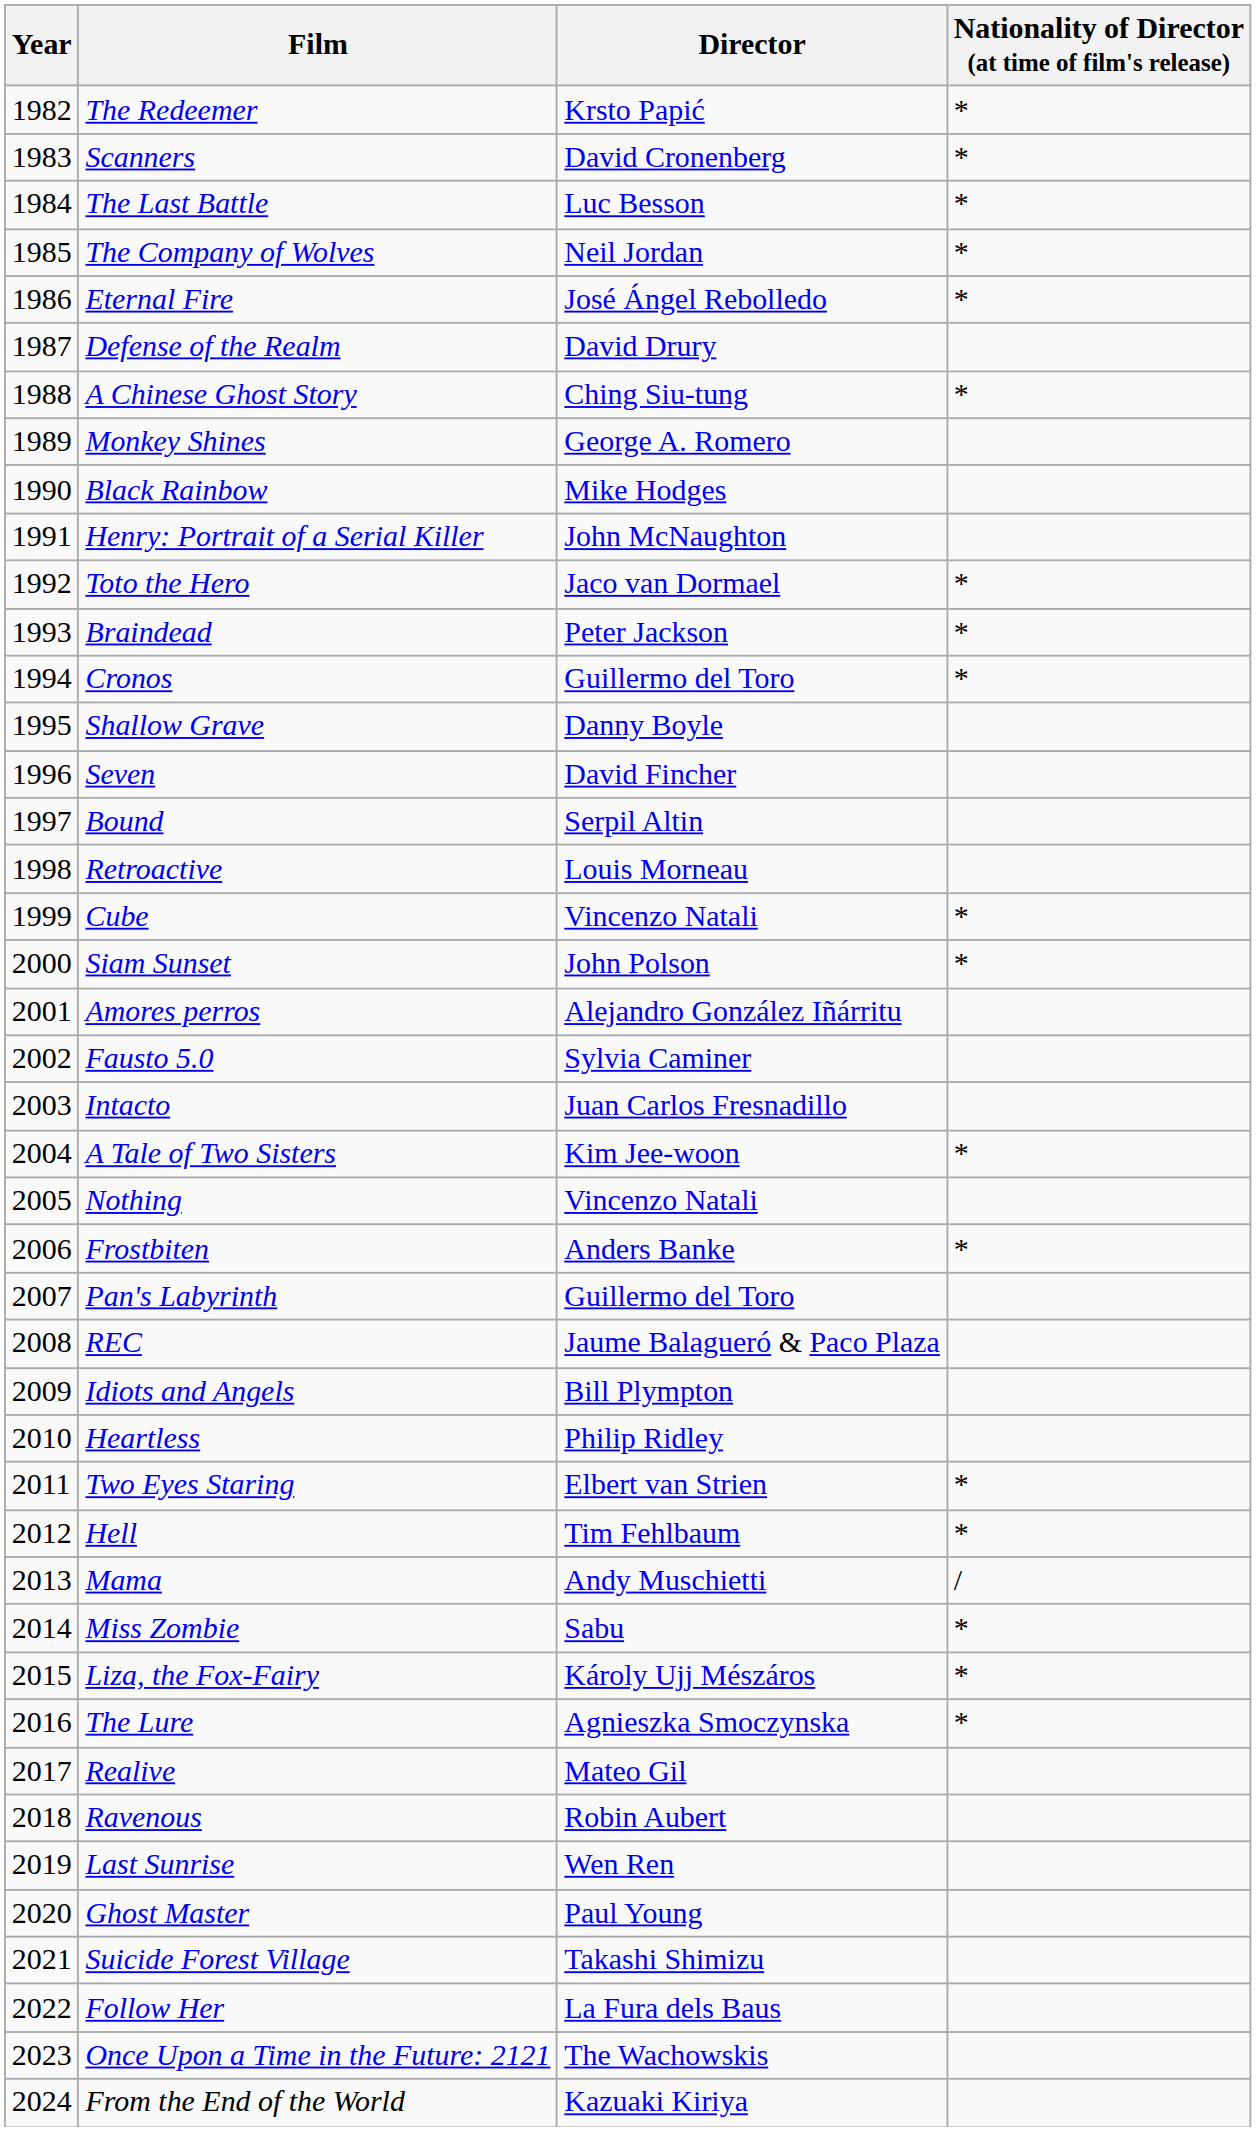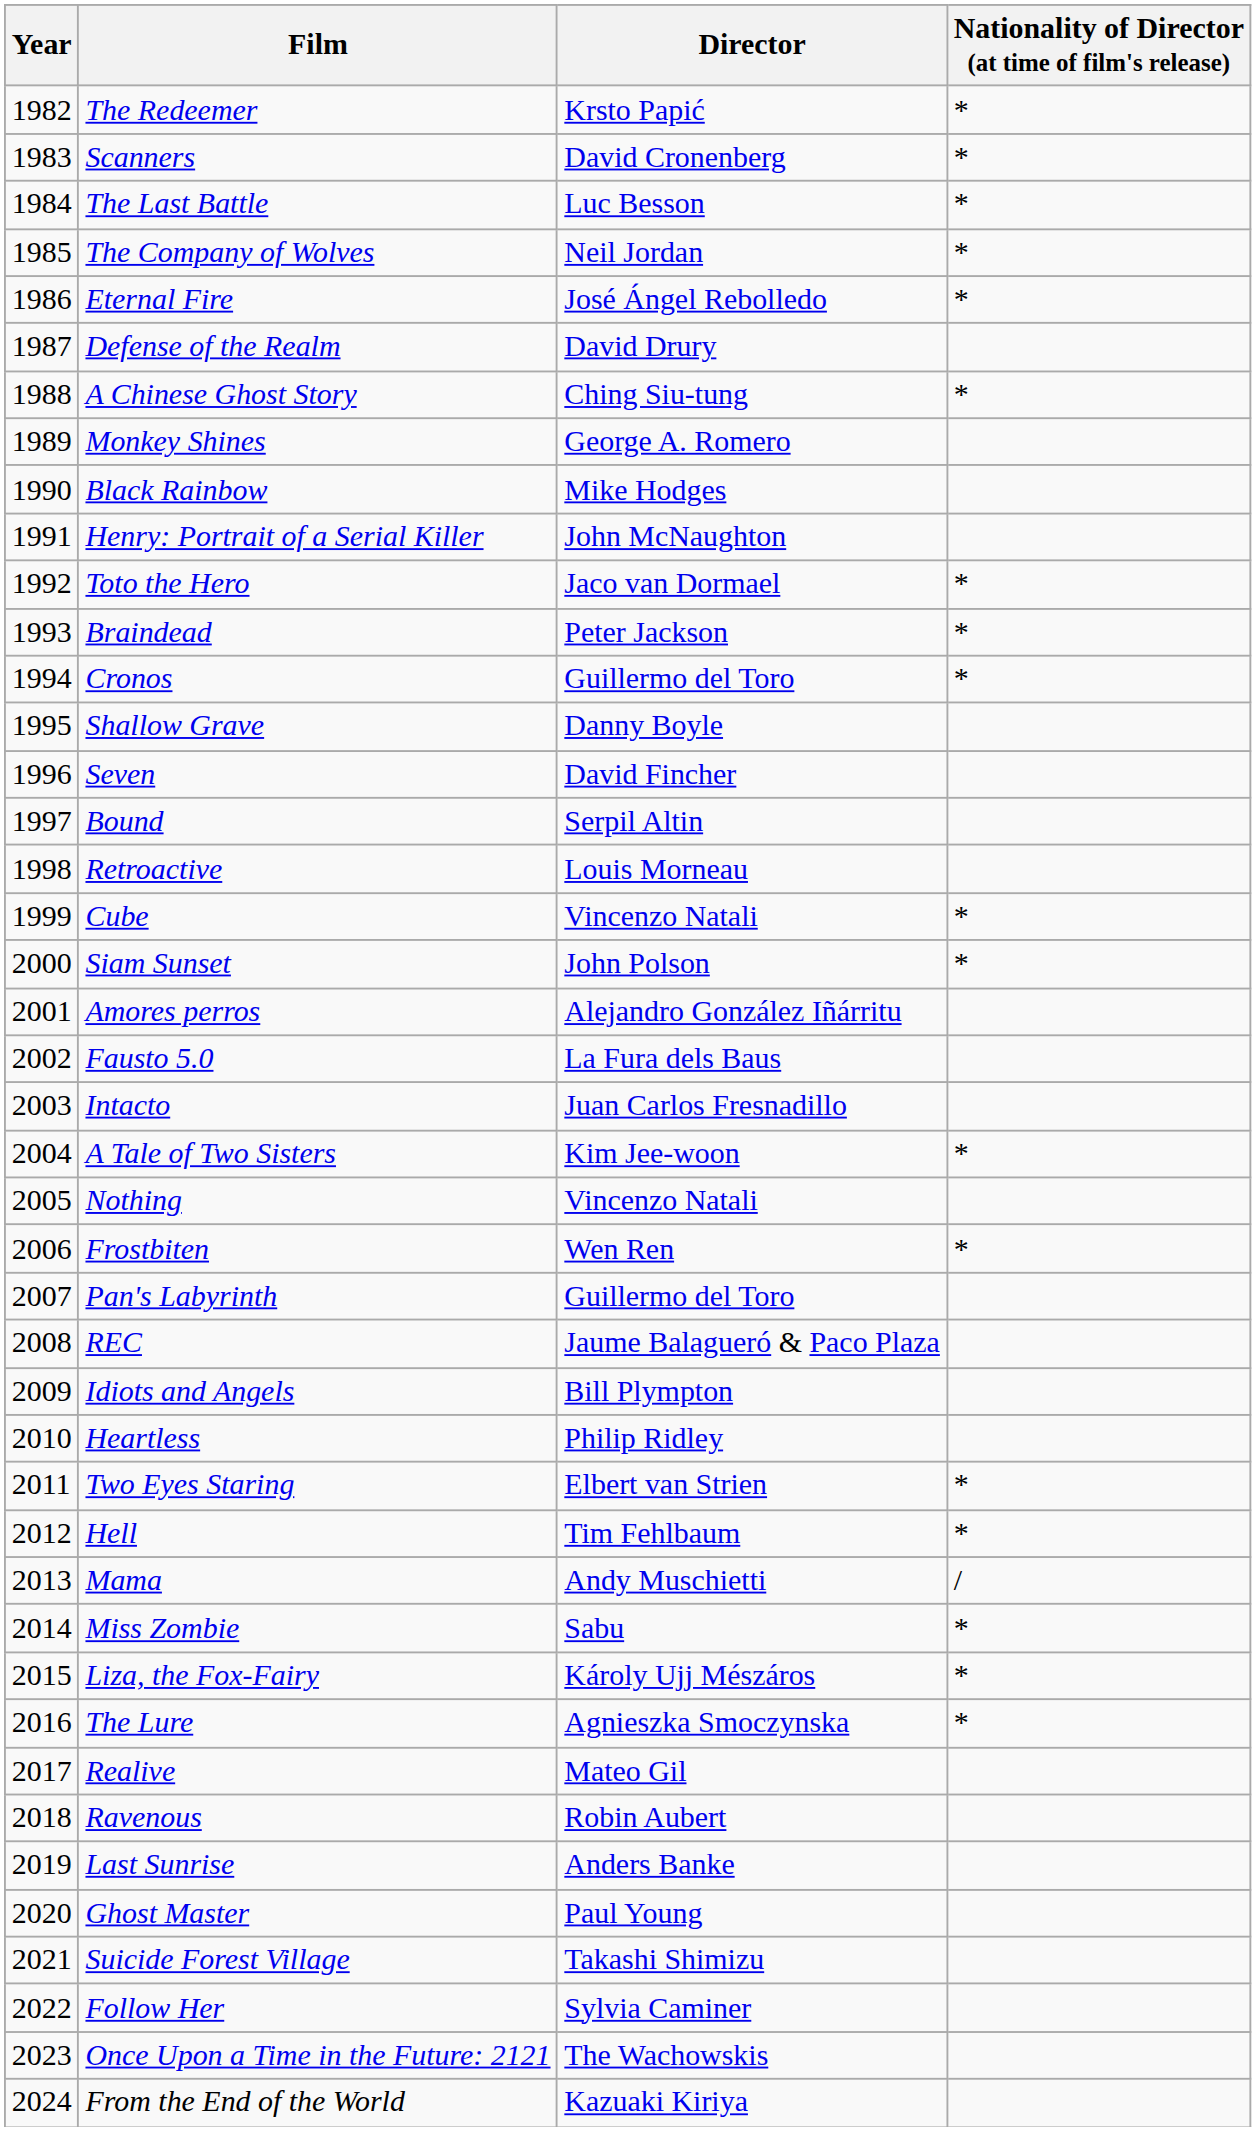(658, 1058) Sylvia Caminer -> (673, 1058) La Fura dels Baus
(650, 1248) Anders Banke -> (619, 1248) Wen Ren
(619, 1865) Wen Ren -> (650, 1865) Anders Banke
(673, 2007) La Fura dels Baus -> (658, 2007) Sylvia Caminer
